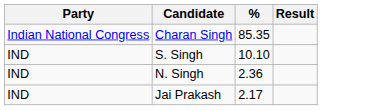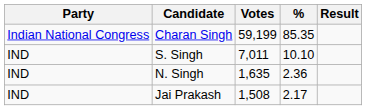+ column: (258, 14)
